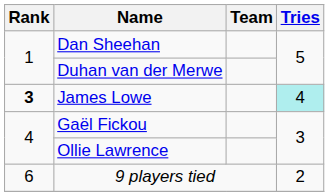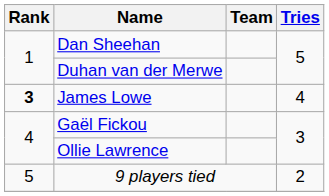(300, 97) paleturquoise background -> (300, 97) no background
(29, 177) 6 -> (29, 177) 5
